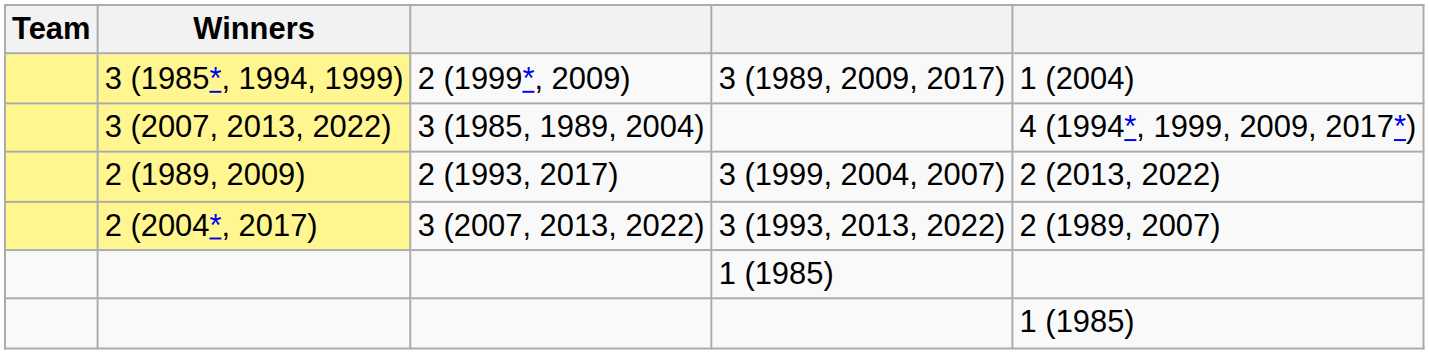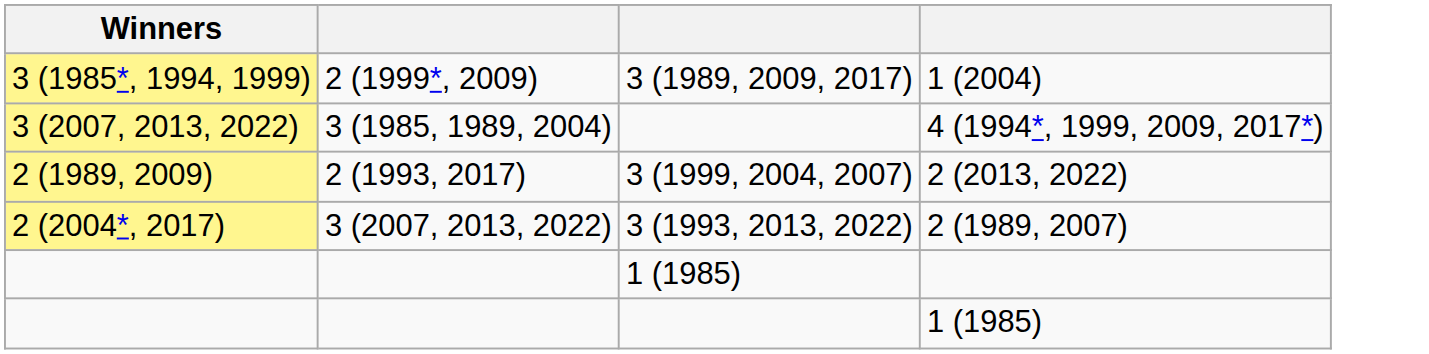- column: (51, 28)
